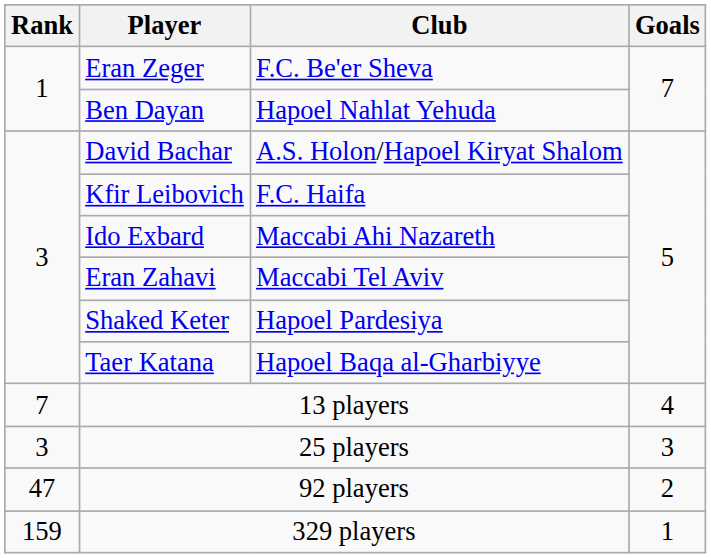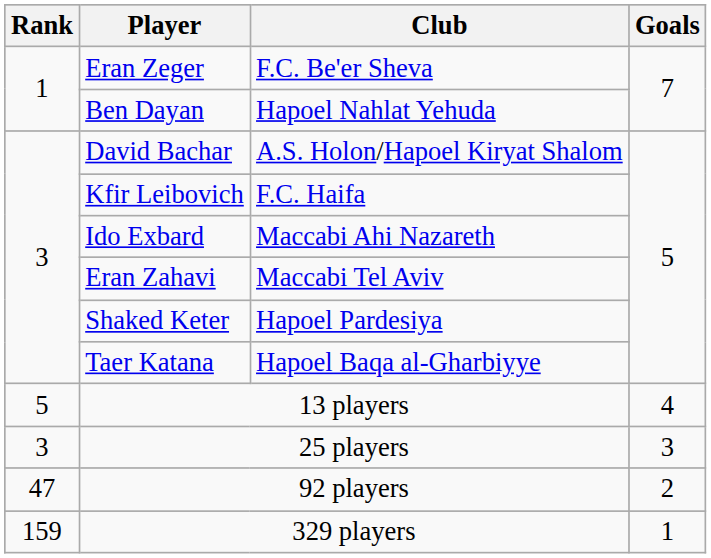(42, 404) 7 -> (42, 404) 5
